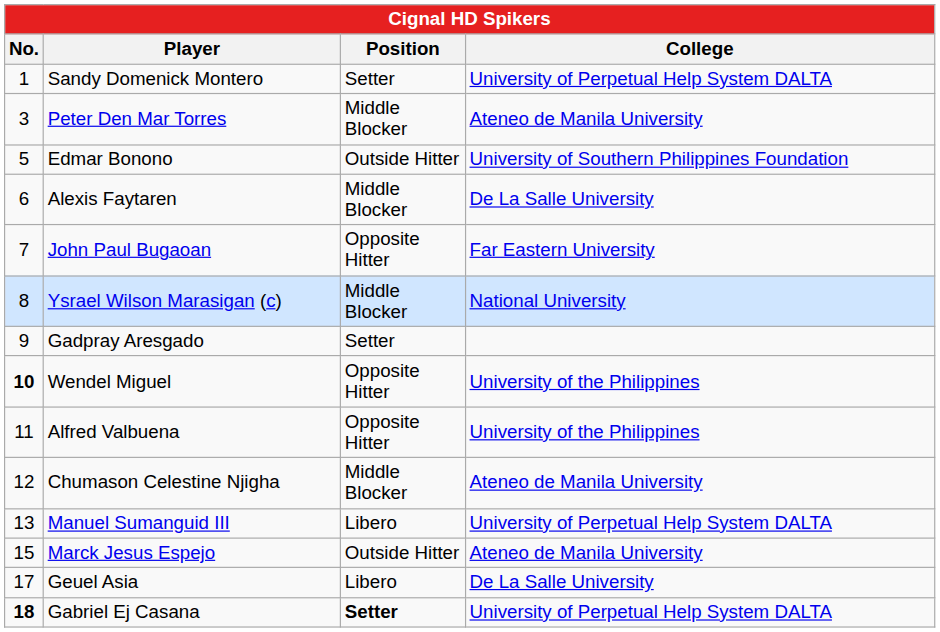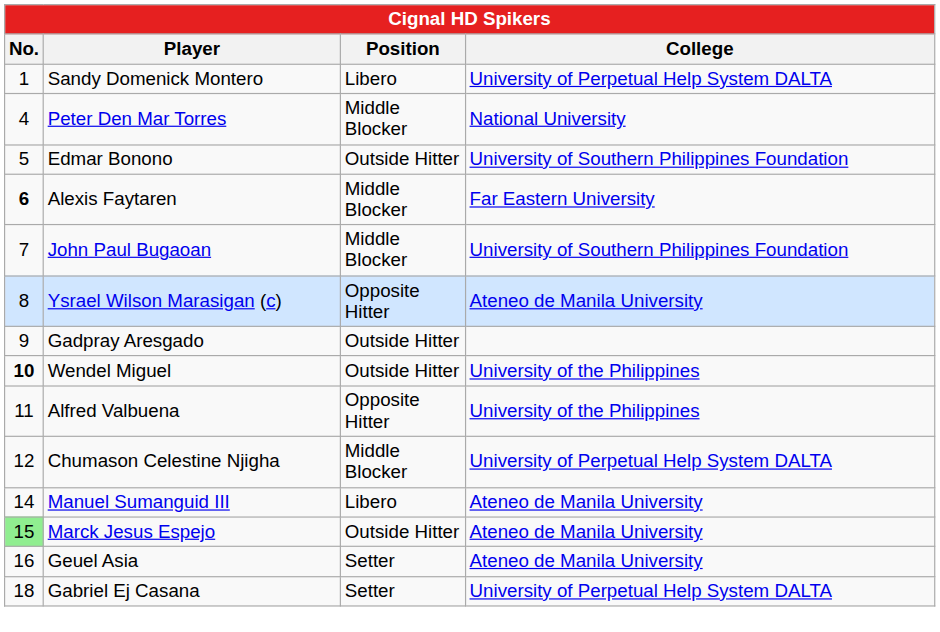(370, 78) Setter -> (371, 78) Libero
(24, 118) 3 -> (24, 118) 4
(586, 118) Ateneo de Manila University -> (548, 118) National University
(24, 199) normal -> (24, 199) bold
(562, 199) De La Salle University -> (562, 199) Far Eastern University
(382, 250) Opposite Hitter -> (376, 250) Middle Blocker
(562, 250) Far Eastern University -> (659, 250) University of Southern Philippines Foundation
(376, 300) Middle Blocker -> (382, 300) Opposite Hitter
(548, 300) National University -> (586, 300) Ateneo de Manila University
(370, 341) Setter -> (402, 341) Outside Hitter
(382, 381) Opposite Hitter -> (402, 370) Outside Hitter
(586, 482) Ateneo de Manila University -> (651, 461) University of Perpetual Help System DALTA
(24, 523) 13 -> (24, 501) 14
(651, 523) University of Perpetual Help System DALTA -> (586, 501) Ateneo de Manila University
(24, 552) no background -> (24, 531) lightgreen background
(24, 582) 17 -> (24, 561) 16
(371, 582) Libero -> (370, 561) Setter
(562, 582) De La Salle University -> (586, 561) Ateneo de Manila University
(24, 612) bold -> (24, 591) normal
(371, 612) bold -> (370, 591) normal
